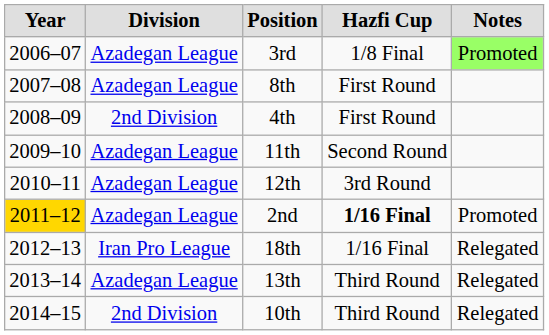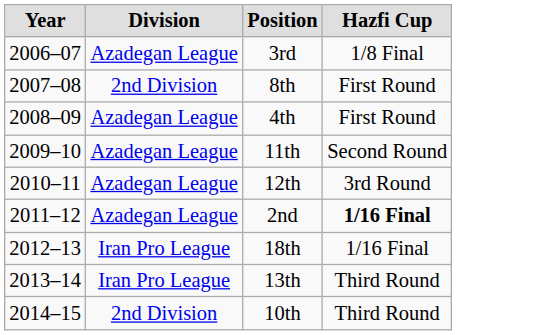- column: (498, 20)
(164, 85) Azadegan League -> (164, 85) 2nd Division
(164, 118) 2nd Division -> (164, 118) Azadegan League
(45, 215) gold background -> (45, 215) no background
(164, 280) Azadegan League -> (164, 280) Iran Pro League
